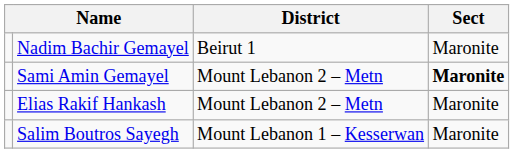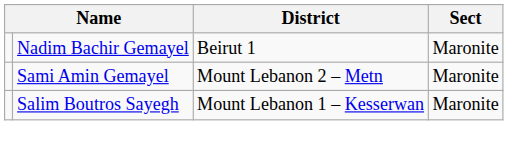(468, 76) bold -> (466, 76) normal
- row: (91, 104)
